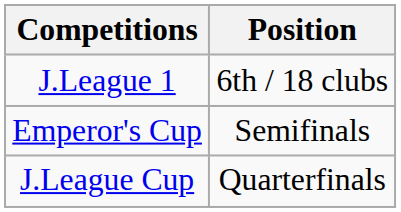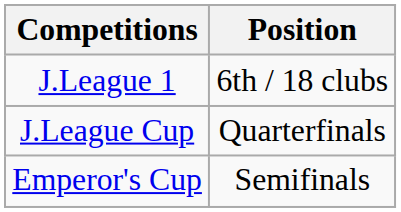rows swapped: (107, 130) <-> (107, 180)
